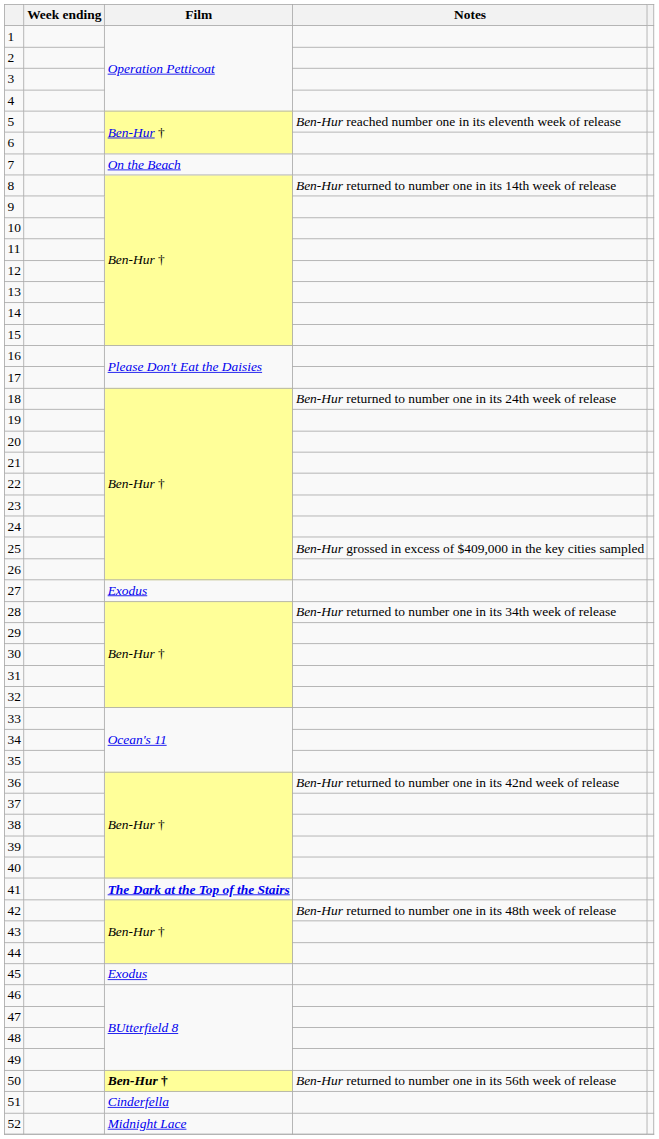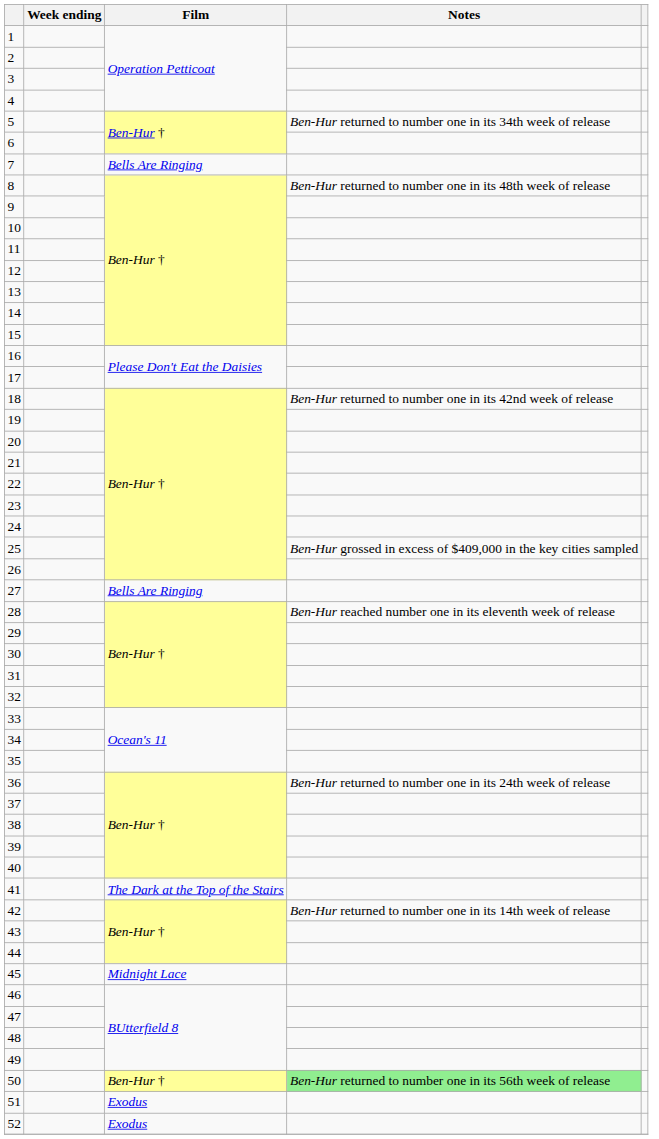(458, 121) Ben-Hur reached number one in its eleventh week of release -> (450, 121) Ben-Hur returned to number one in its 34th week of release
(144, 164) On the Beach -> (155, 164) Bells Are Ringing
(456, 185) Ben-Hur returned to number one in its 14th week of release -> (450, 185) Ben-Hur returned to number one in its 48th week of release
(456, 398) Ben-Hur returned to number one in its 24th week of release -> (452, 398) Ben-Hur returned to number one in its 42nd week of release
(127, 590) Exodus -> (155, 590) Bells Are Ringing
(456, 611) Ben-Hur returned to number one in its 34th week of release -> (452, 611) Ben-Hur reached number one in its eleventh week of release
(458, 782) Ben-Hur returned to number one in its 42nd week of release -> (450, 782) Ben-Hur returned to number one in its 24th week of release
(199, 889) bold -> (196, 889) normal
(456, 910) Ben-Hur returned to number one in its 48th week of release -> (450, 910) Ben-Hur returned to number one in its 14th week of release
(127, 974) Exodus -> (147, 974) Midnight Lace
(138, 1080) bold -> (136, 1080) normal
(456, 1080) no background -> (450, 1080) lightgreen background
(138, 1102) Cinderfella -> (127, 1102) Exodus
(147, 1123) Midnight Lace -> (127, 1123) Exodus
